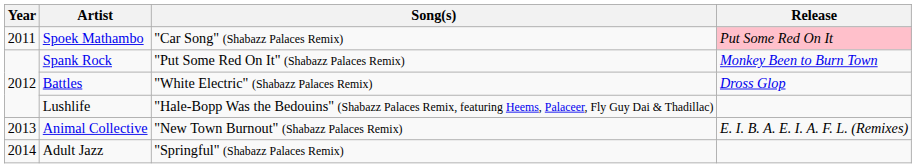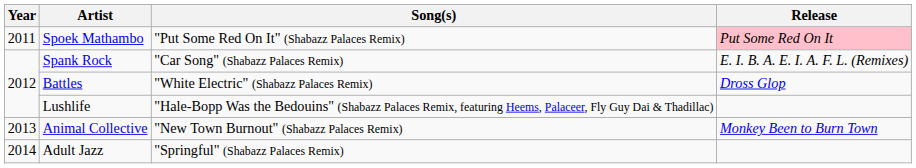(249, 38) "Car Song" (Shabazz Palaces Remix) -> (279, 38) "Put Some Red On It" (Shabazz Palaces Remix)
(279, 60) "Put Some Red On It" (Shabazz Palaces Remix) -> (249, 60) "Car Song" (Shabazz Palaces Remix)
(799, 60) Monkey Been to Burn Town -> (814, 60) E. I. B. A. E. I. A. F. L. (Remixes)
(814, 128) E. I. B. A. E. I. A. F. L. (Remixes) -> (799, 128) Monkey Been to Burn Town
